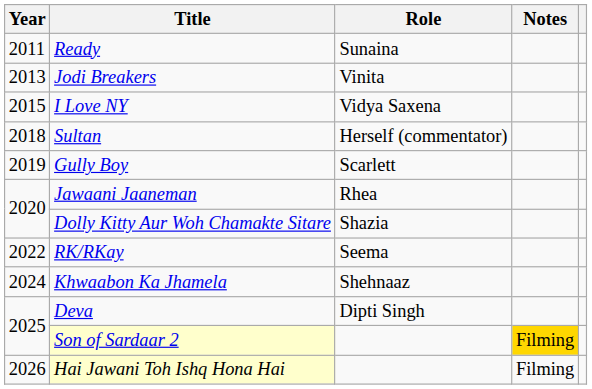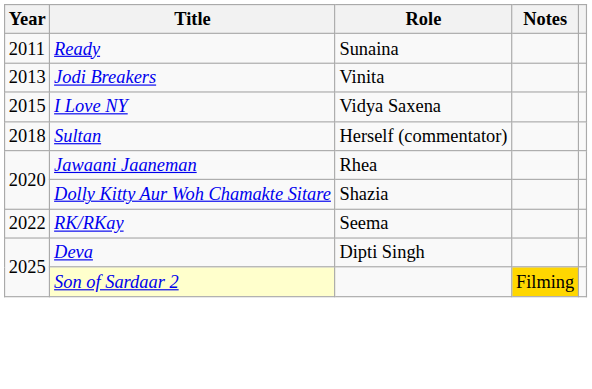- row: (91, 164)
- row: (140, 281)
- row: (170, 369)
